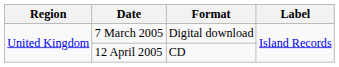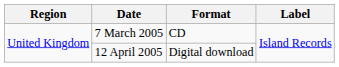(211, 33) Digital download -> (177, 33) CD
(177, 52) CD -> (211, 52) Digital download
